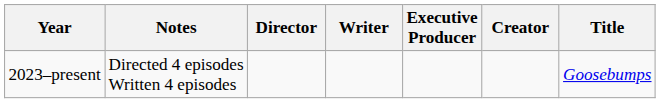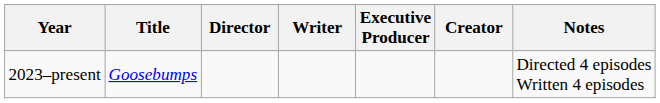columns swapped: (607, 27) <-> (176, 27)
